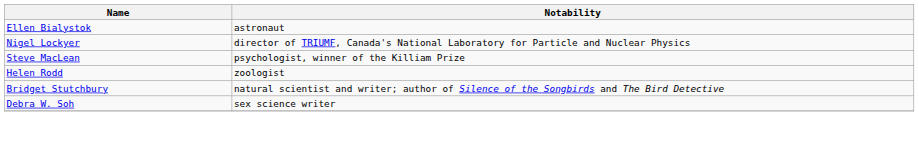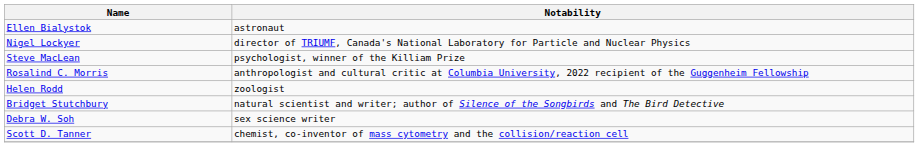+ row: (57, 73)
+ row: (49, 134)
